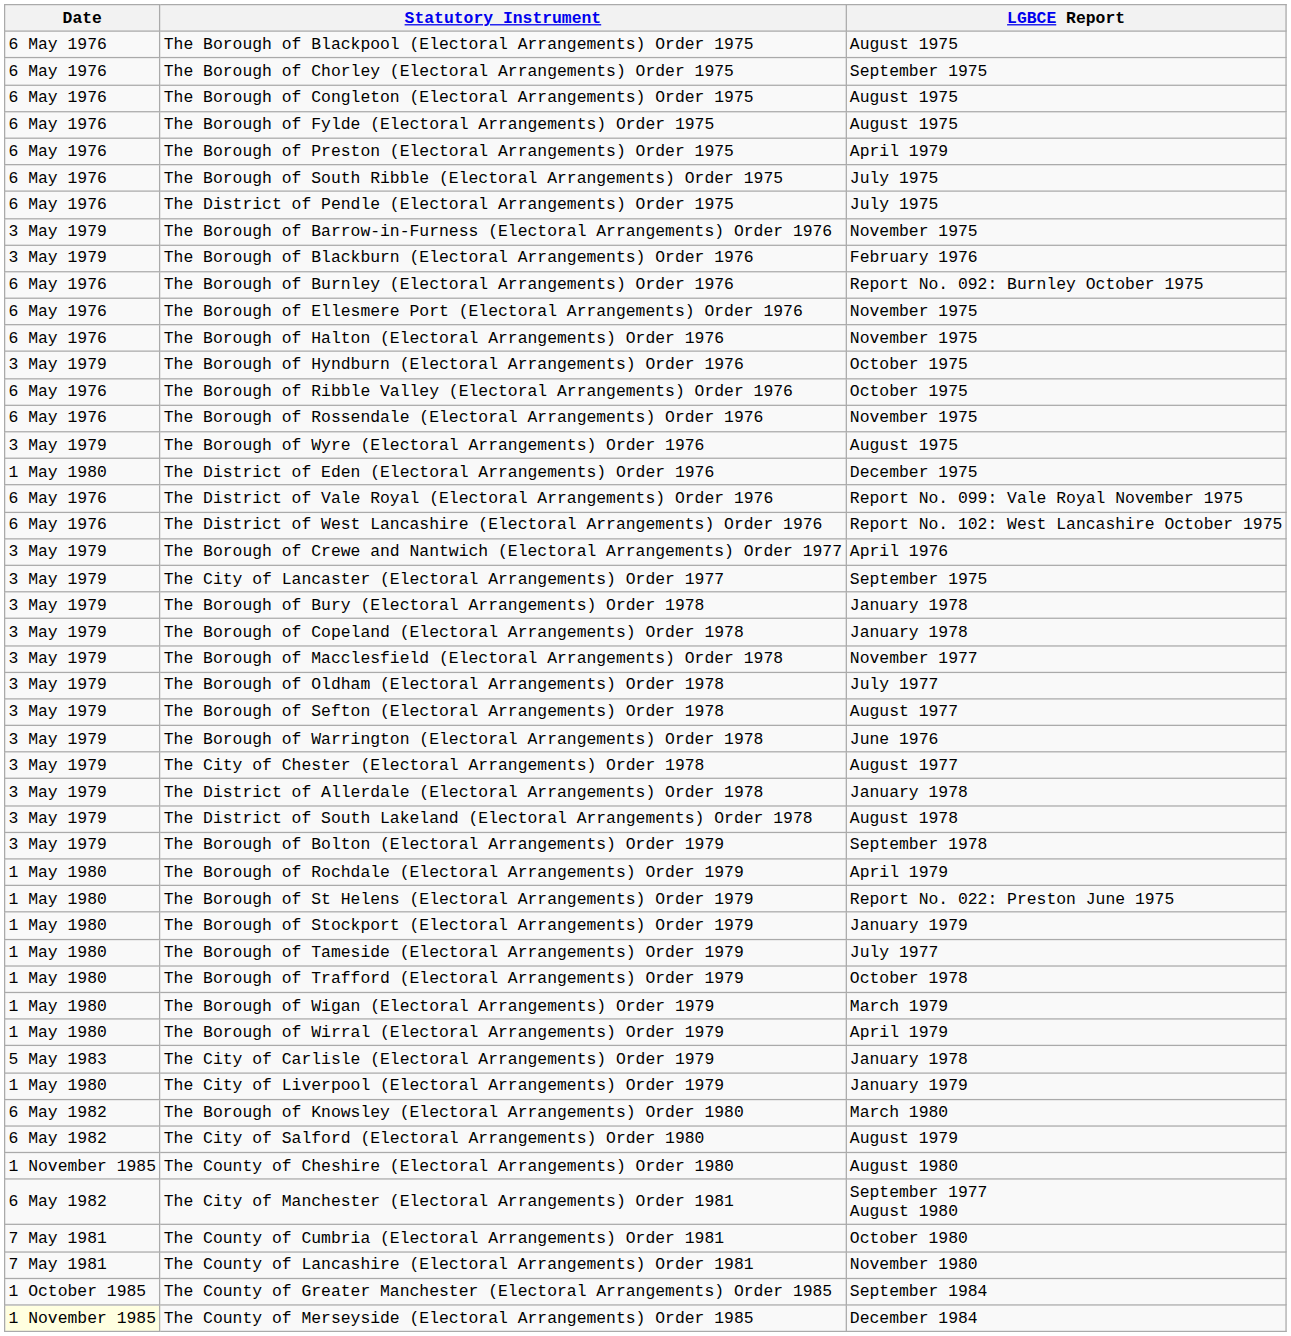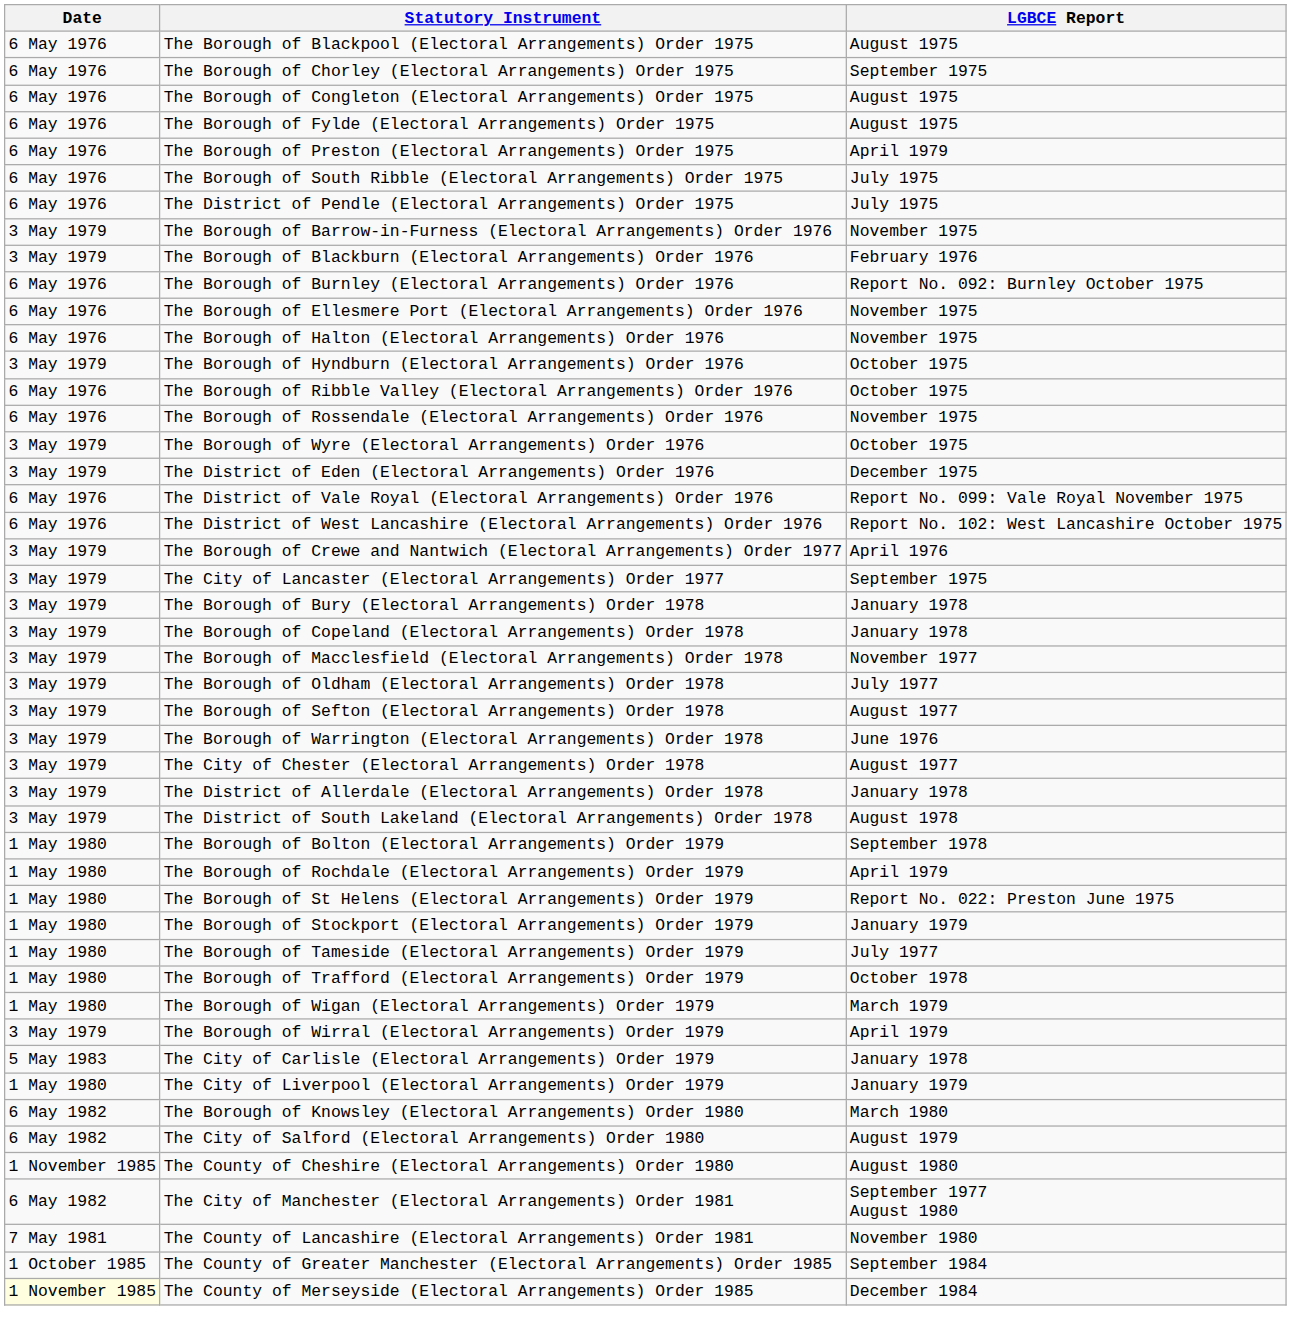(904, 445) August 1975 -> (909, 445) October 1975
(58, 472) 1 May 1980 -> (58, 472) 3 May 1979
(58, 846) 3 May 1979 -> (58, 846) 1 May 1980
(58, 1032) 1 May 1980 -> (58, 1032) 3 May 1979
- row: (444, 1238)
